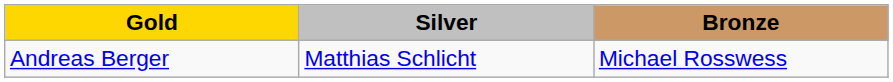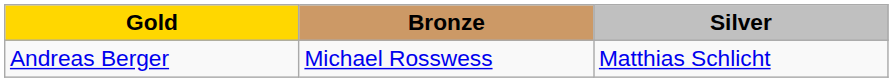columns swapped: (446, 22) <-> (741, 22)
